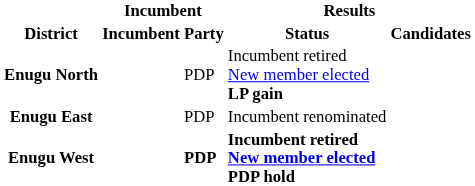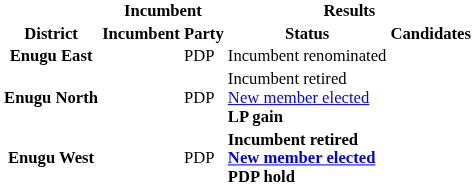rows swapped: (51, 116) <-> (51, 74)
(200, 158) bold -> (199, 158) normal
